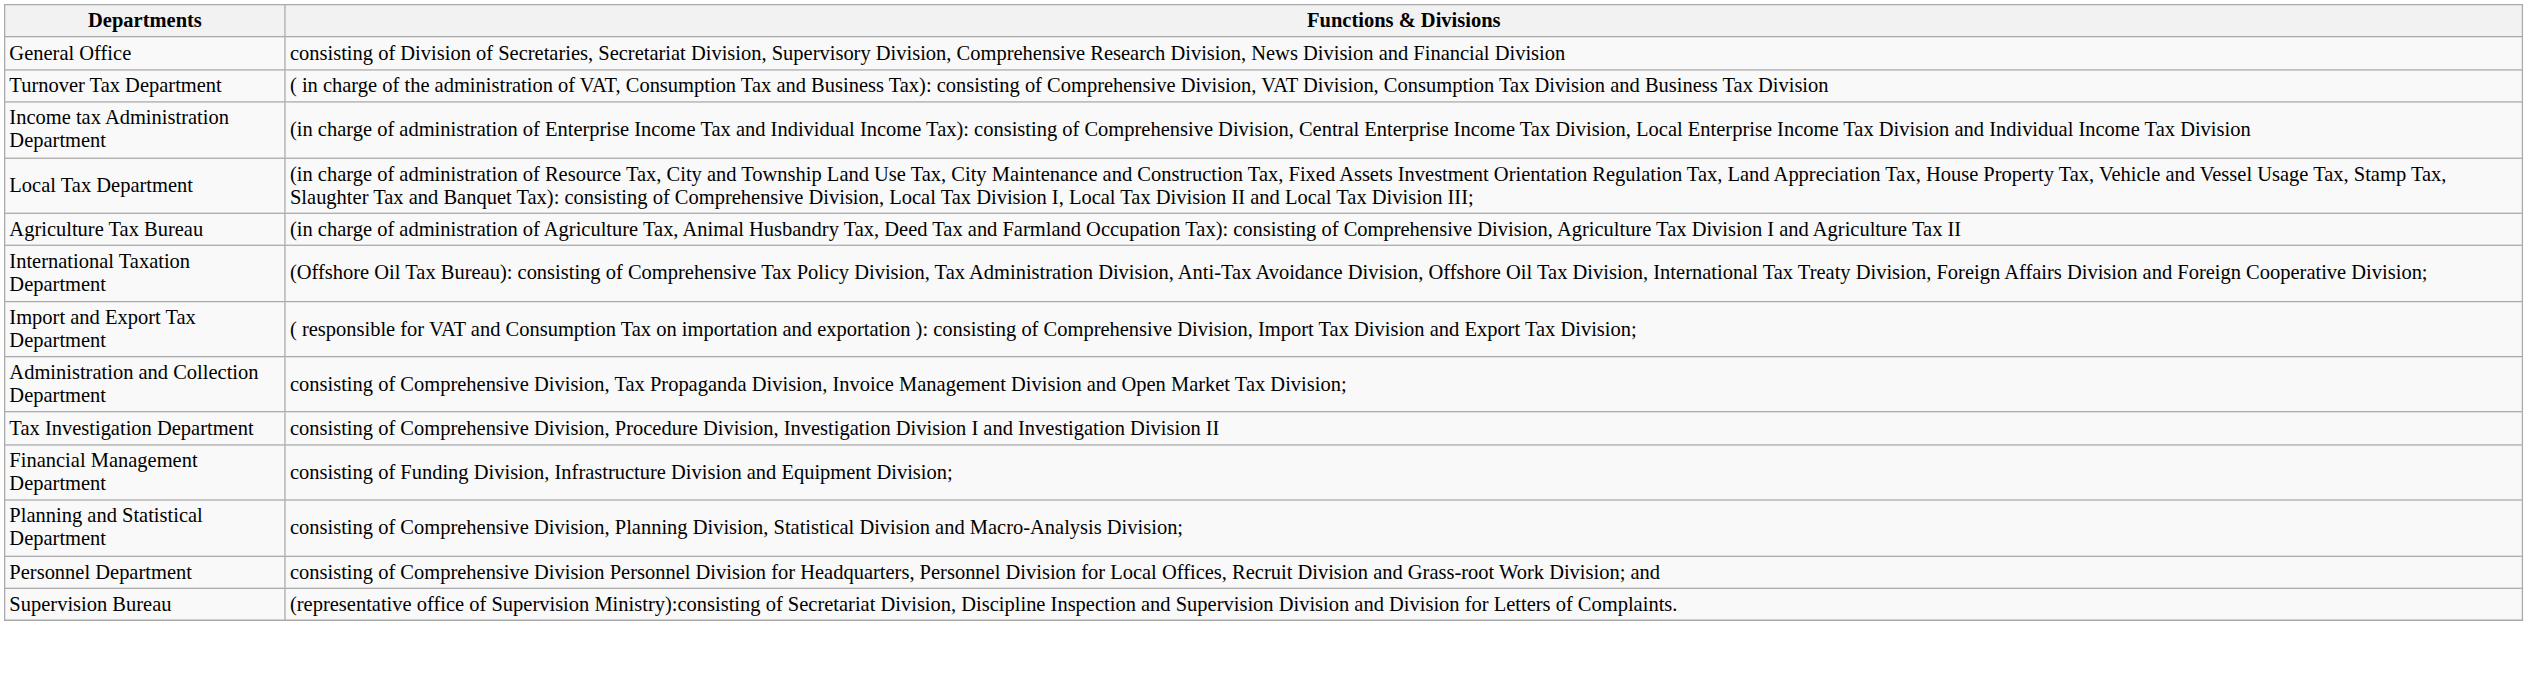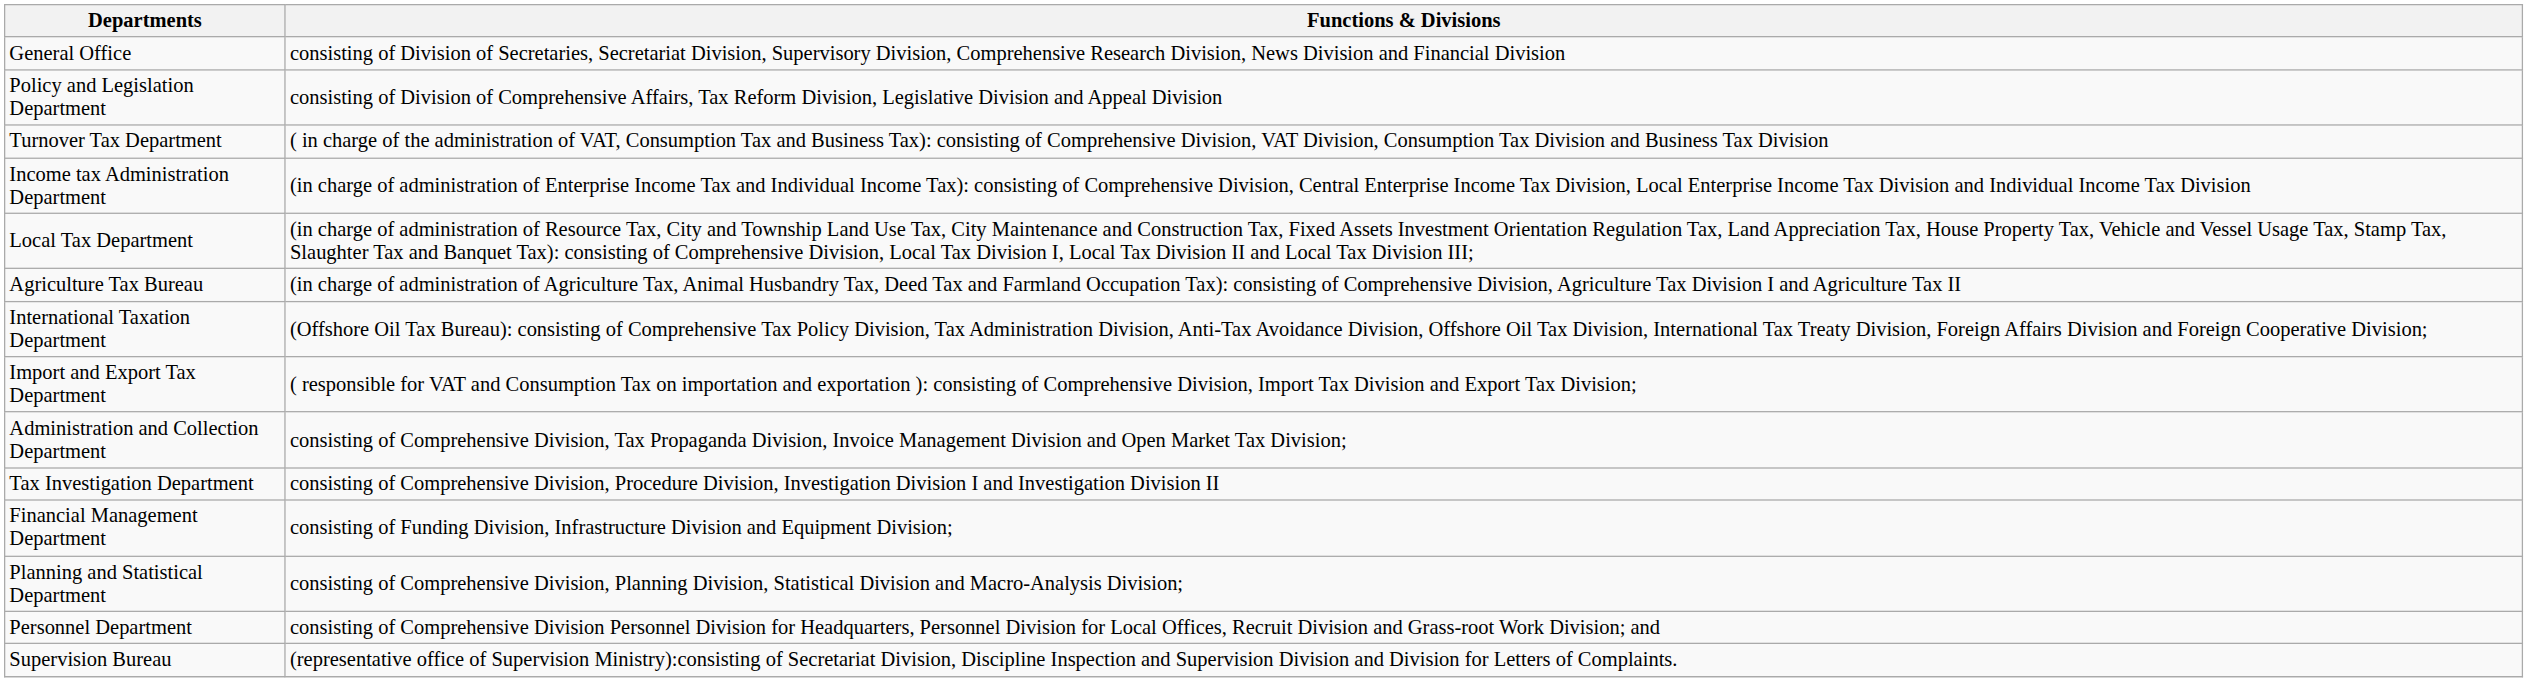+ row: (102, 97)
